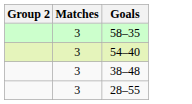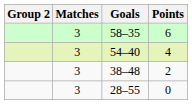+ column: (168, 14)
